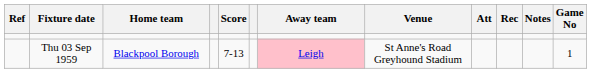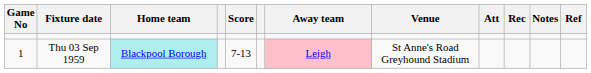columns swapped: (570, 19) <-> (17, 19)
(156, 53) no background -> (164, 53) paleturquoise background
